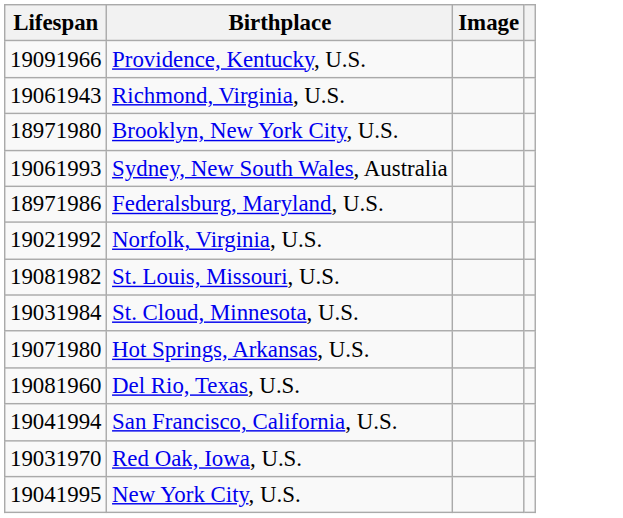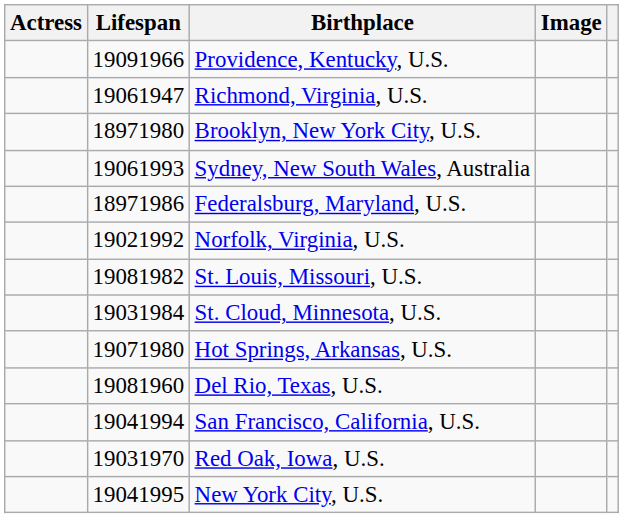+ column: (46, 22)
(56, 95) 19061943 -> (138, 95) 19061947
